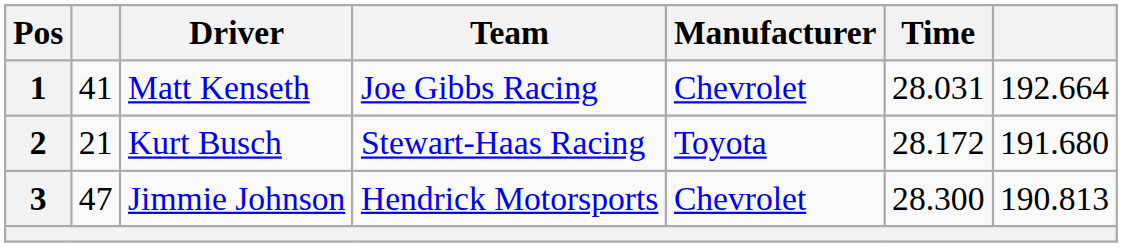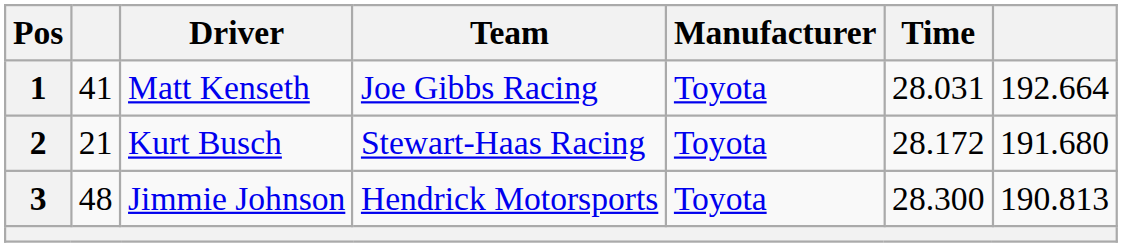(740, 87) Chevrolet -> (720, 87) Toyota
(96, 198) 47 -> (96, 198) 48
(740, 198) Chevrolet -> (720, 198) Toyota
